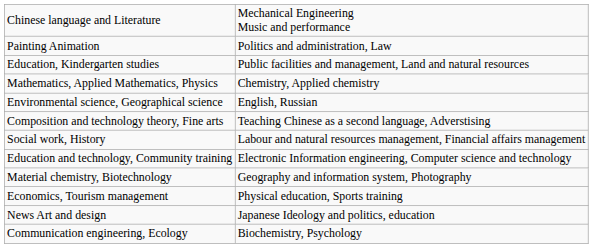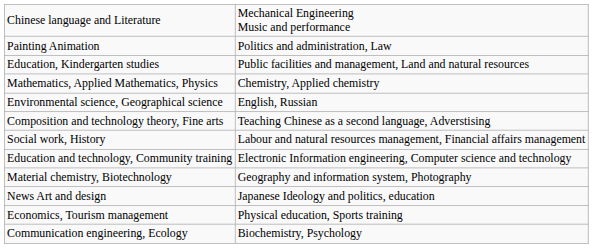rows swapped: (57, 214) <-> (88, 196)
